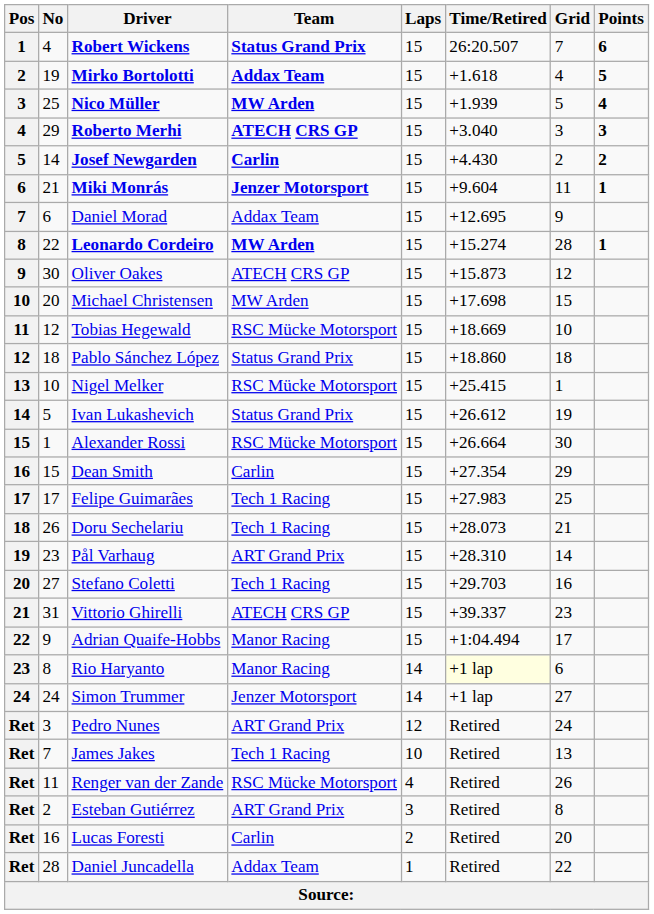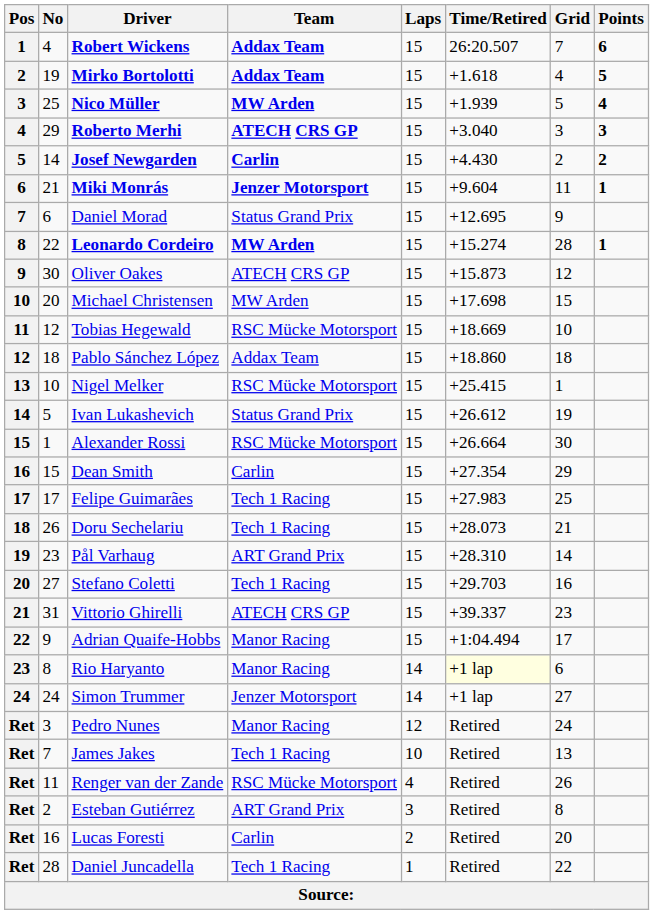(298, 46) Status Grand Prix -> (278, 46) Addax Team
(275, 216) Addax Team -> (292, 216) Status Grand Prix
(292, 357) Status Grand Prix -> (275, 357) Addax Team
(288, 725) ART Grand Prix -> (281, 725) Manor Racing
(275, 866) Addax Team -> (281, 866) Tech 1 Racing
